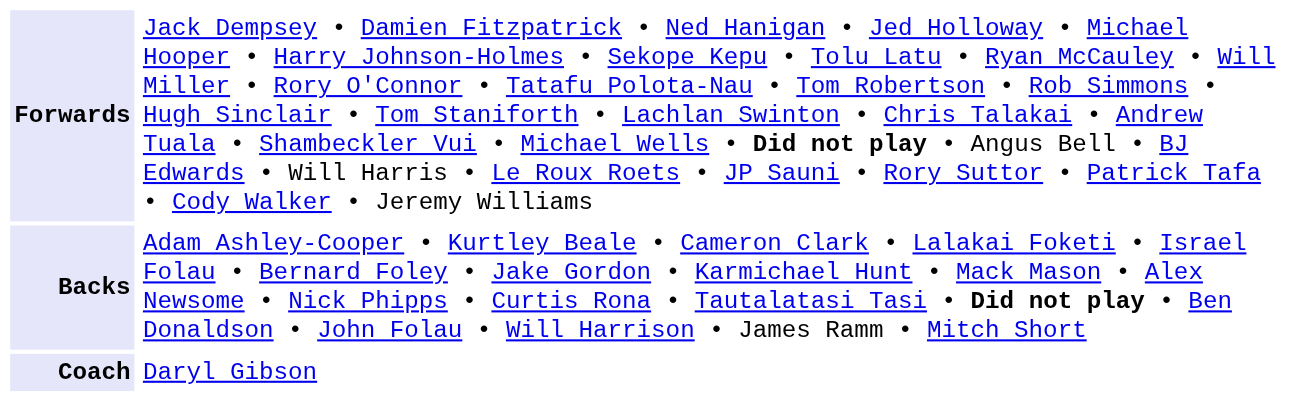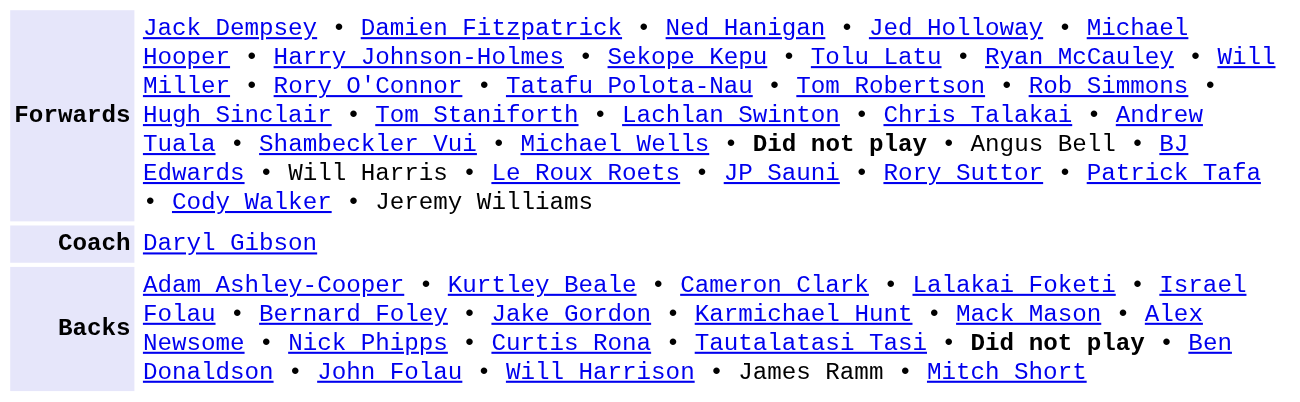rows swapped: (94, 288) <-> (94, 372)
